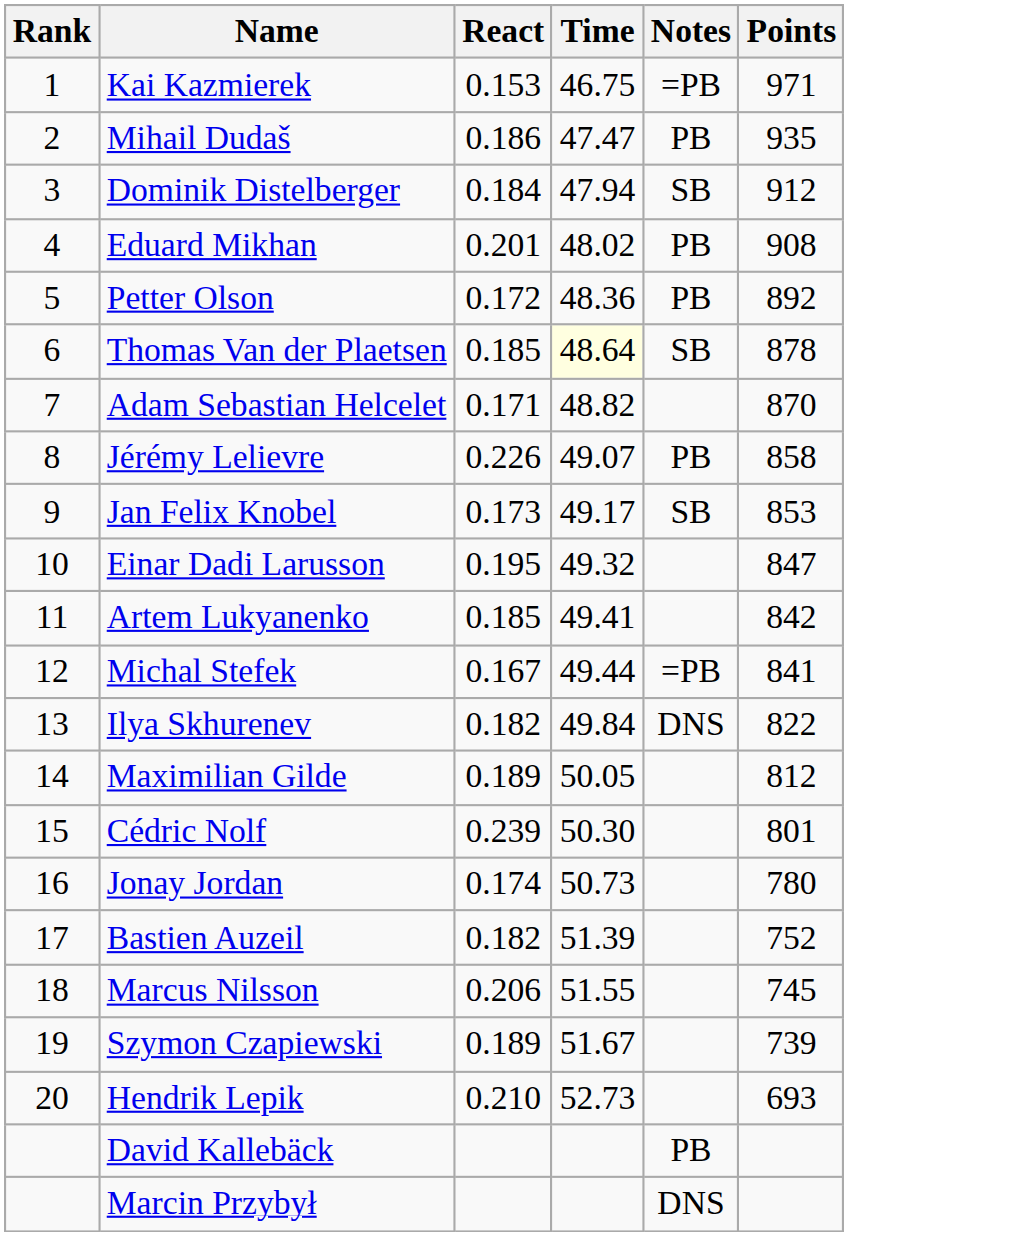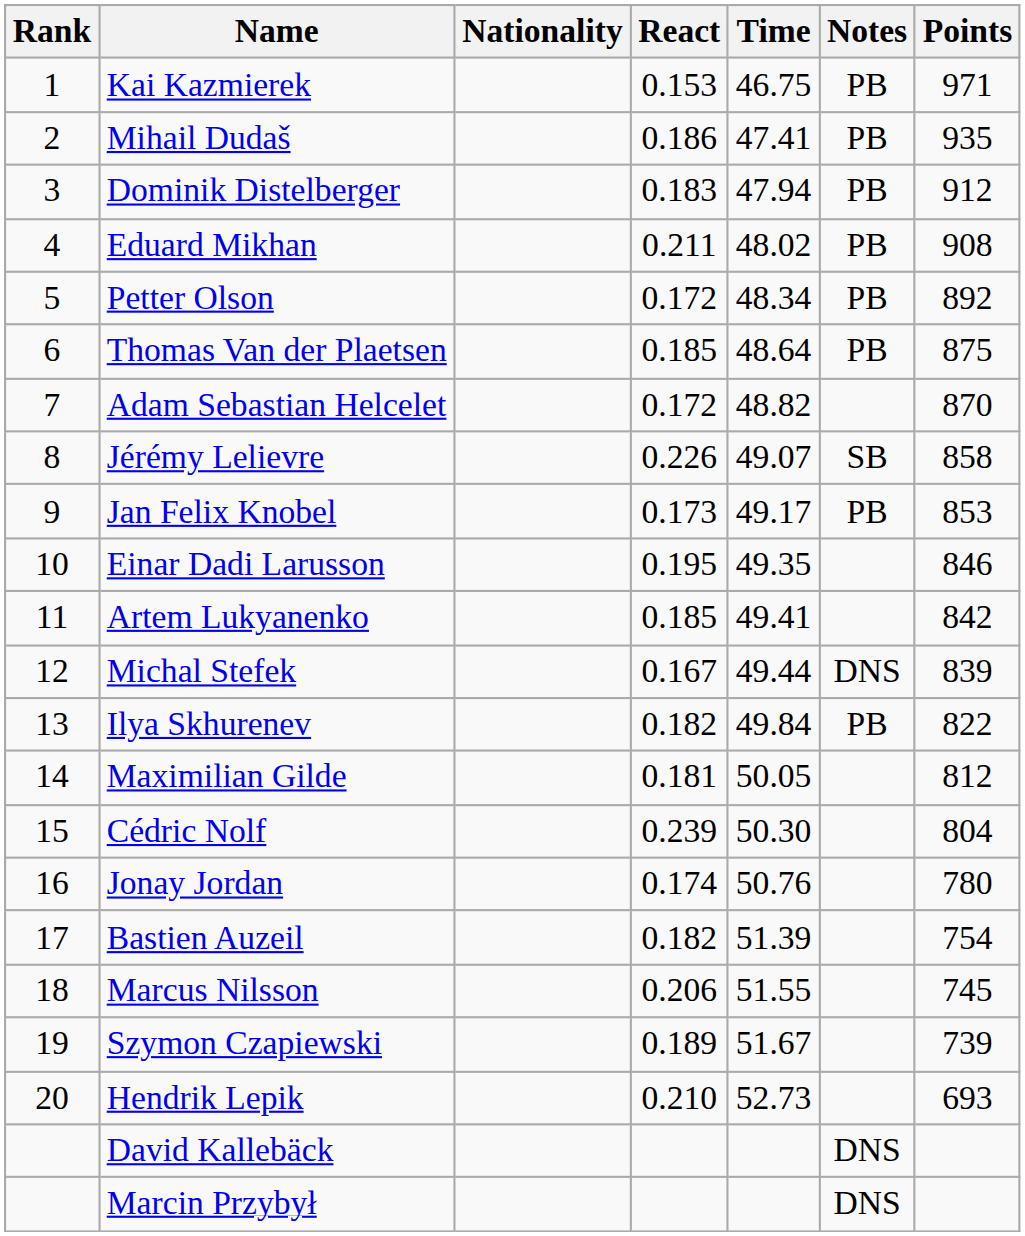+ column: (542, 31)
(691, 84) =PB -> (867, 84) PB
(598, 137) 47.47 -> (774, 137) 47.41
(503, 191) 0.184 -> (679, 191) 0.183
(691, 191) SB -> (867, 191) PB
(503, 244) 0.201 -> (679, 244) 0.211
(598, 297) 48.36 -> (774, 297) 48.34
(598, 350) lightyellow background -> (774, 350) no background
(691, 350) SB -> (867, 350) PB
(791, 350) 878 -> (967, 350) 875
(503, 404) 0.171 -> (679, 404) 0.172
(691, 457) PB -> (867, 457) SB
(691, 510) SB -> (867, 510) PB
(598, 564) 49.32 -> (774, 564) 49.35
(791, 564) 847 -> (967, 564) 846
(691, 670) =PB -> (867, 670) DNS
(791, 670) 841 -> (967, 670) 839
(691, 723) DNS -> (867, 723) PB
(503, 777) 0.189 -> (679, 777) 0.181
(791, 830) 801 -> (967, 830) 804
(598, 883) 50.73 -> (774, 883) 50.76
(791, 937) 752 -> (967, 937) 754
(691, 1150) PB -> (867, 1150) DNS
